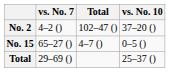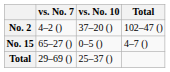columns swapped: (142, 12) <-> (98, 12)
